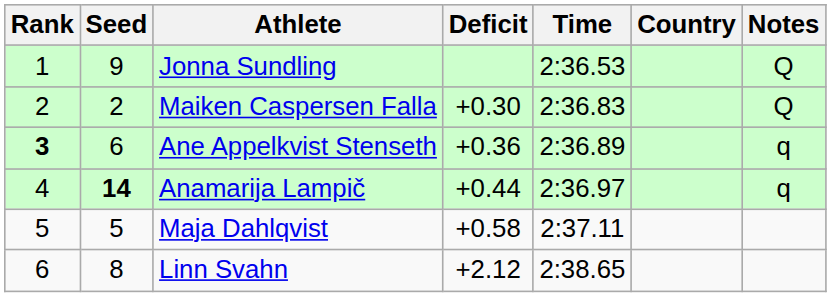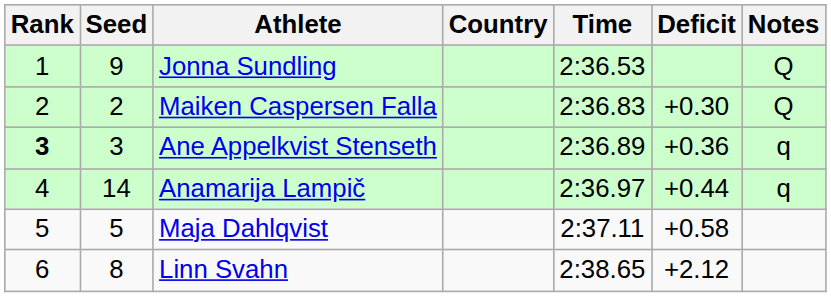columns swapped: (687, 24) <-> (488, 24)
(116, 147) 6 -> (116, 147) 3
(116, 188) bold -> (116, 188) normal
